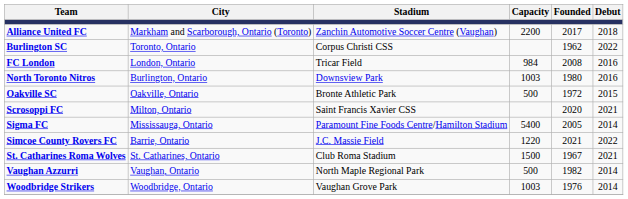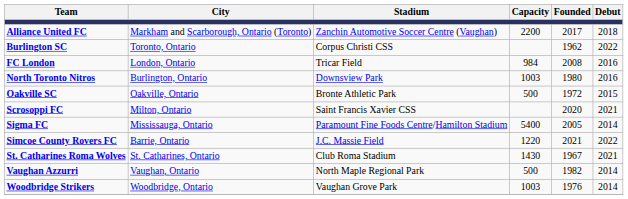(530, 156) 1500 -> (530, 156) 1430
